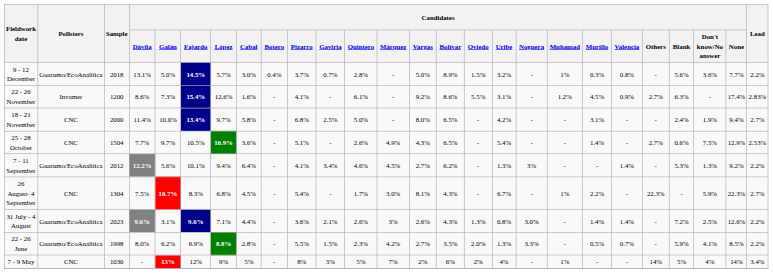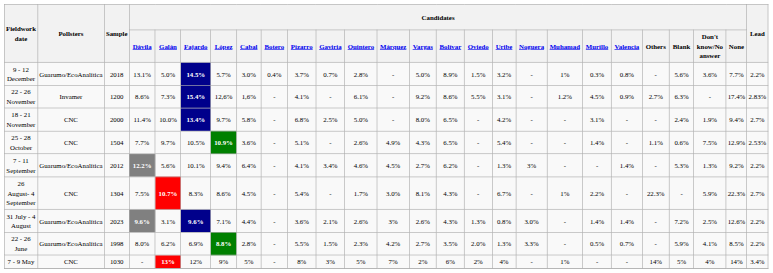(656, 143) 2.7% -> (656, 143) 1.1%
(224, 193) 6.8% -> (224, 193) 8.6%
